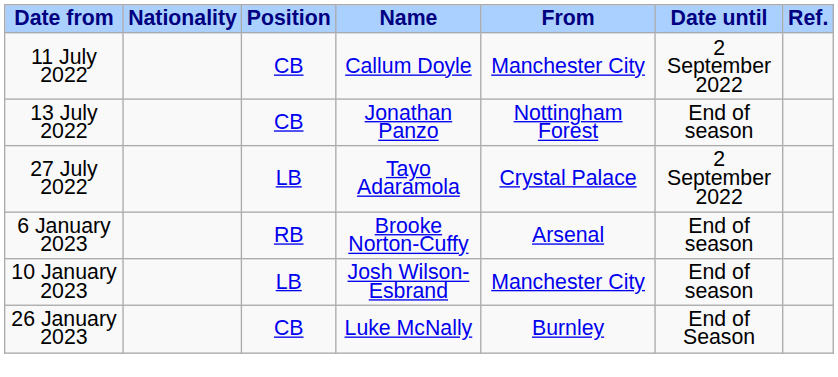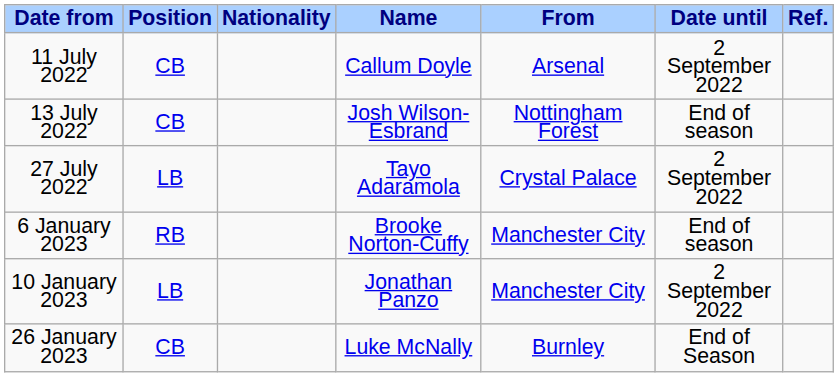columns swapped: (289, 18) <-> (183, 18)
(568, 65) Manchester City -> (568, 65) Arsenal
(408, 122) Jonathan Panzo -> (408, 122) Josh Wilson-Esbrand
(568, 234) Arsenal -> (568, 234) Manchester City
(408, 281) Josh Wilson-Esbrand -> (408, 291) Jonathan Panzo
(719, 281) End of season -> (719, 291) 2 September 2022
